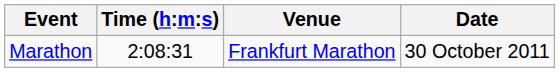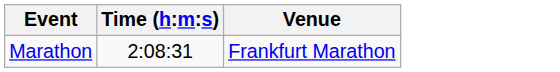- column: (477, 20)
